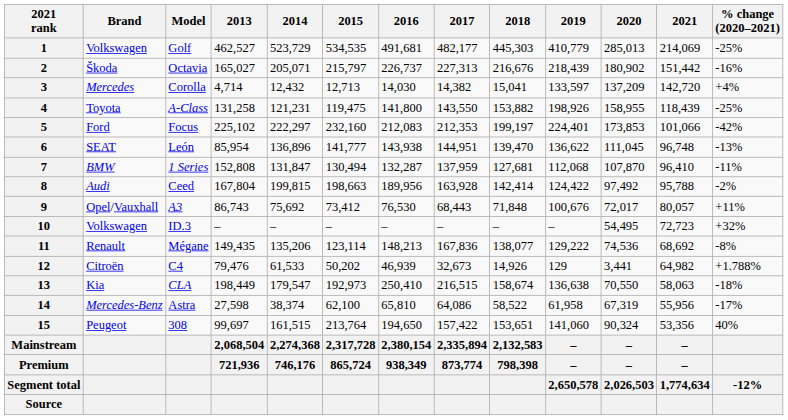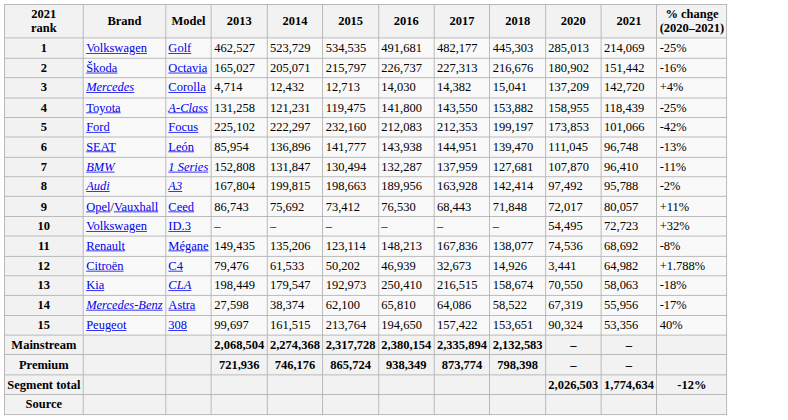- column: (573, 21)
(181, 186) Ceed -> (175, 186) A3
(175, 206) A3 -> (181, 206) Ceed
